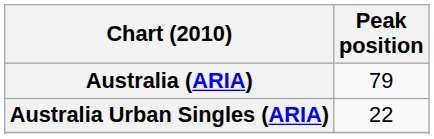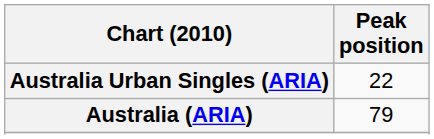rows swapped: (169, 80) <-> (169, 115)
